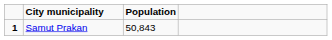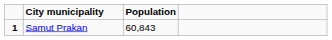(140, 27) 50,843 -> (140, 27) 60,843
